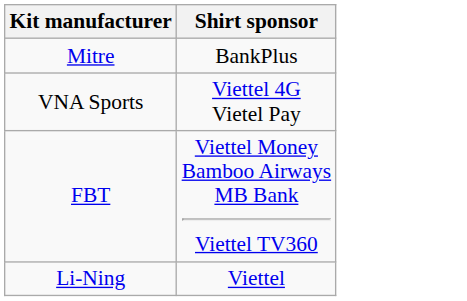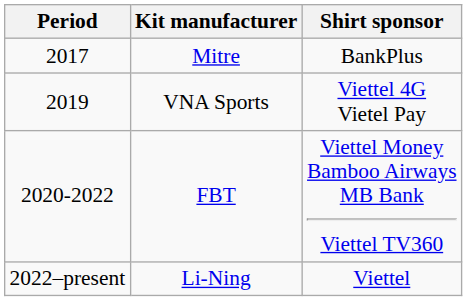+ column: (67, 21)
